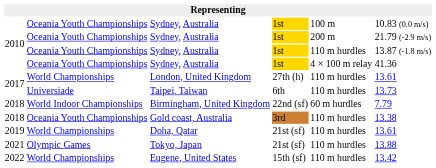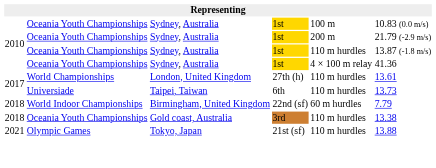- row: (174, 131)
- row: (193, 158)
